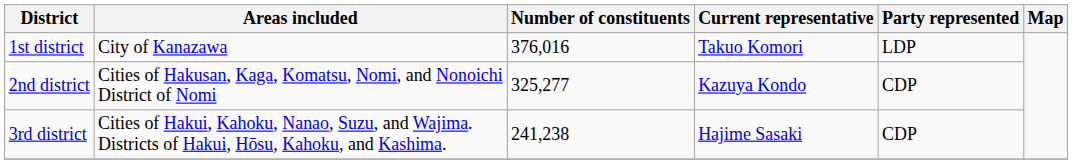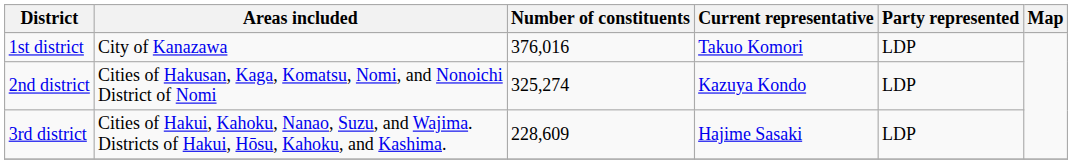(540, 85) 325,277 -> (540, 85) 325,274
(900, 85) CDP -> (899, 85) LDP
(540, 134) 241,238 -> (540, 134) 228,609
(900, 134) CDP -> (899, 134) LDP
